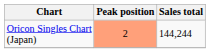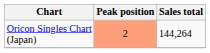(175, 34) 144,244 -> (175, 34) 144,264
